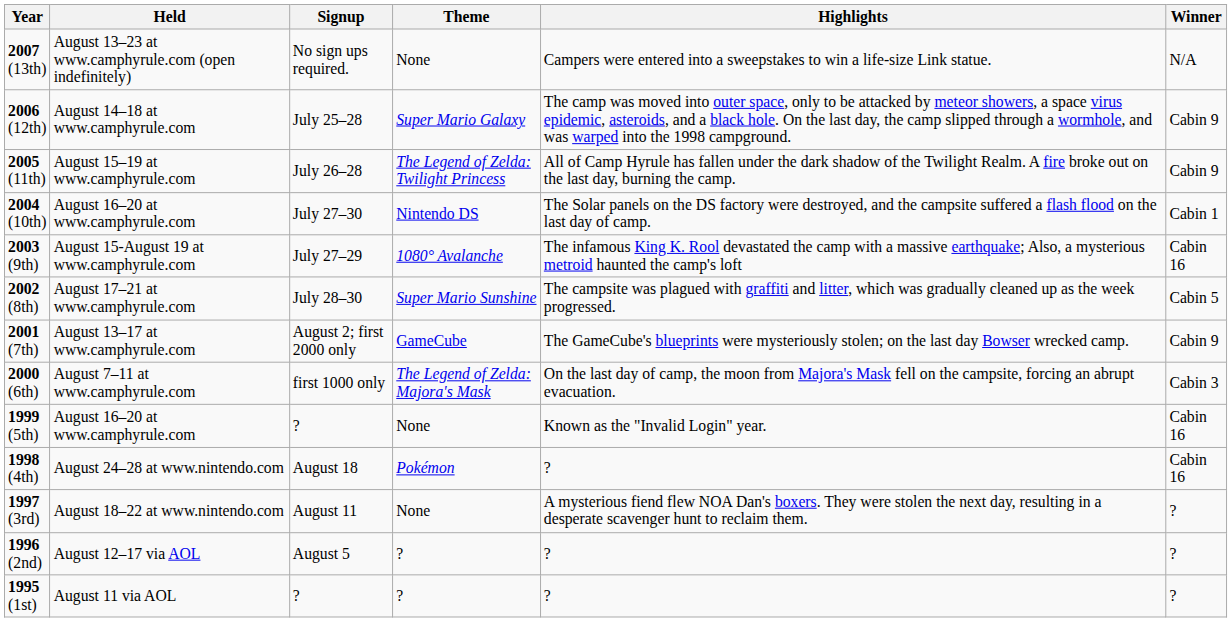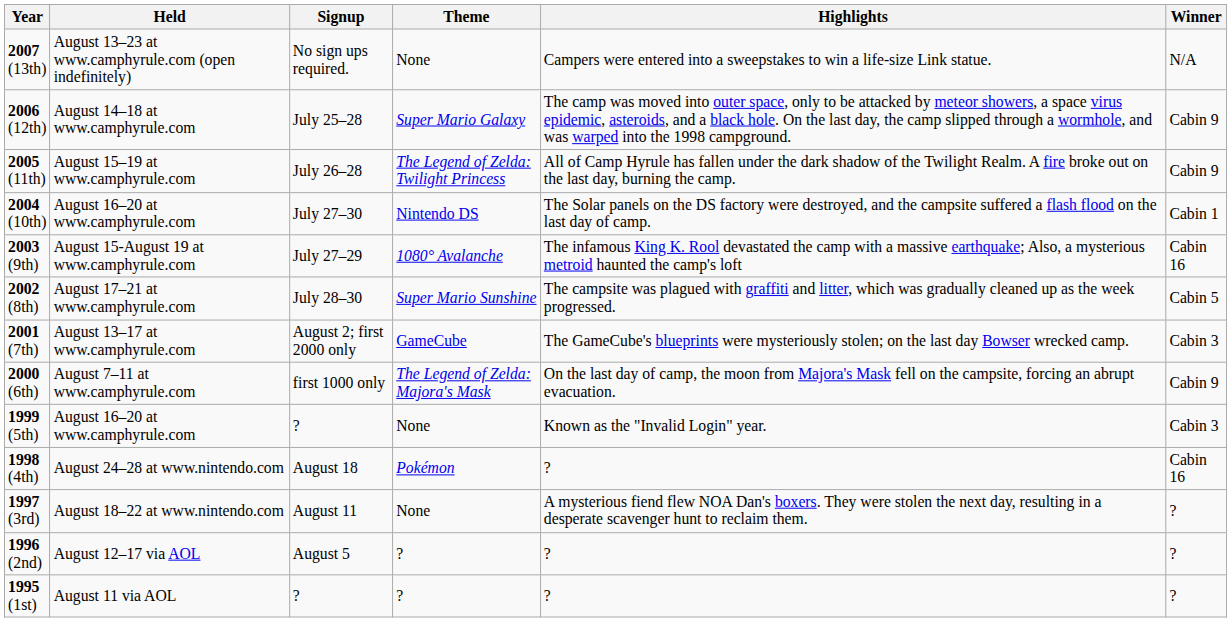(1194, 340) Cabin 9 -> (1194, 340) Cabin 3
(1194, 383) Cabin 3 -> (1194, 383) Cabin 9
(1188, 425) Cabin 16 -> (1194, 425) Cabin 3
